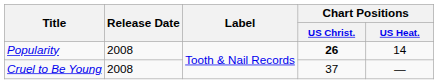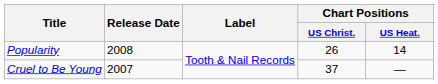(332, 50) bold -> (332, 50) normal
(120, 69) 2008 -> (120, 69) 2007
